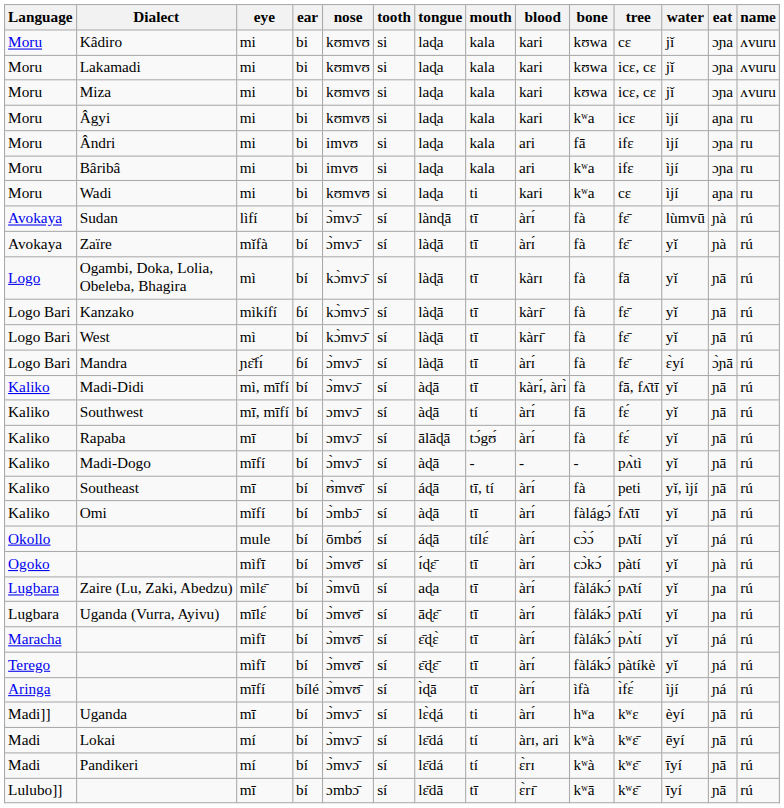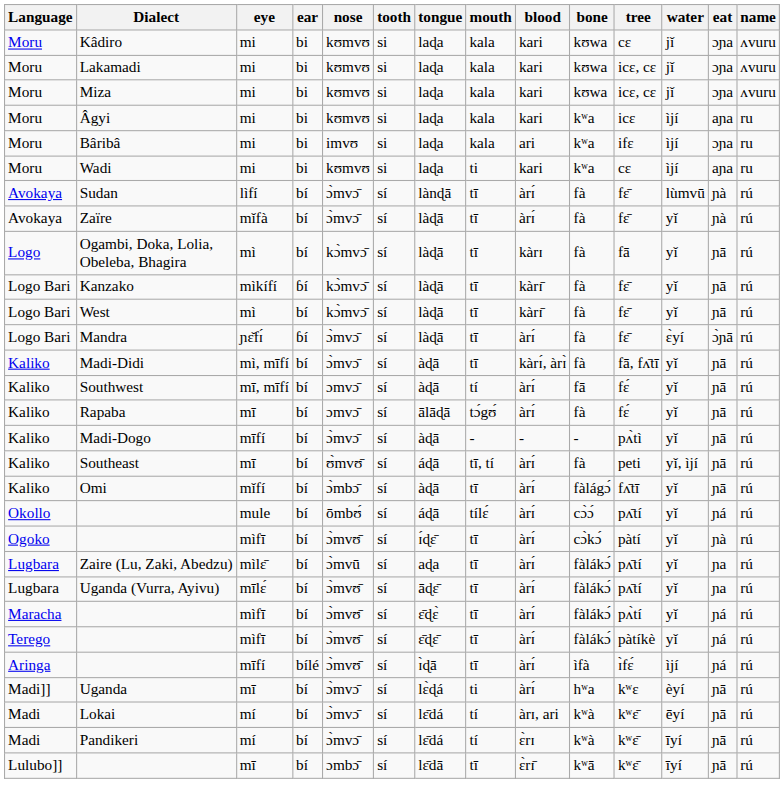- row: (25, 143)
